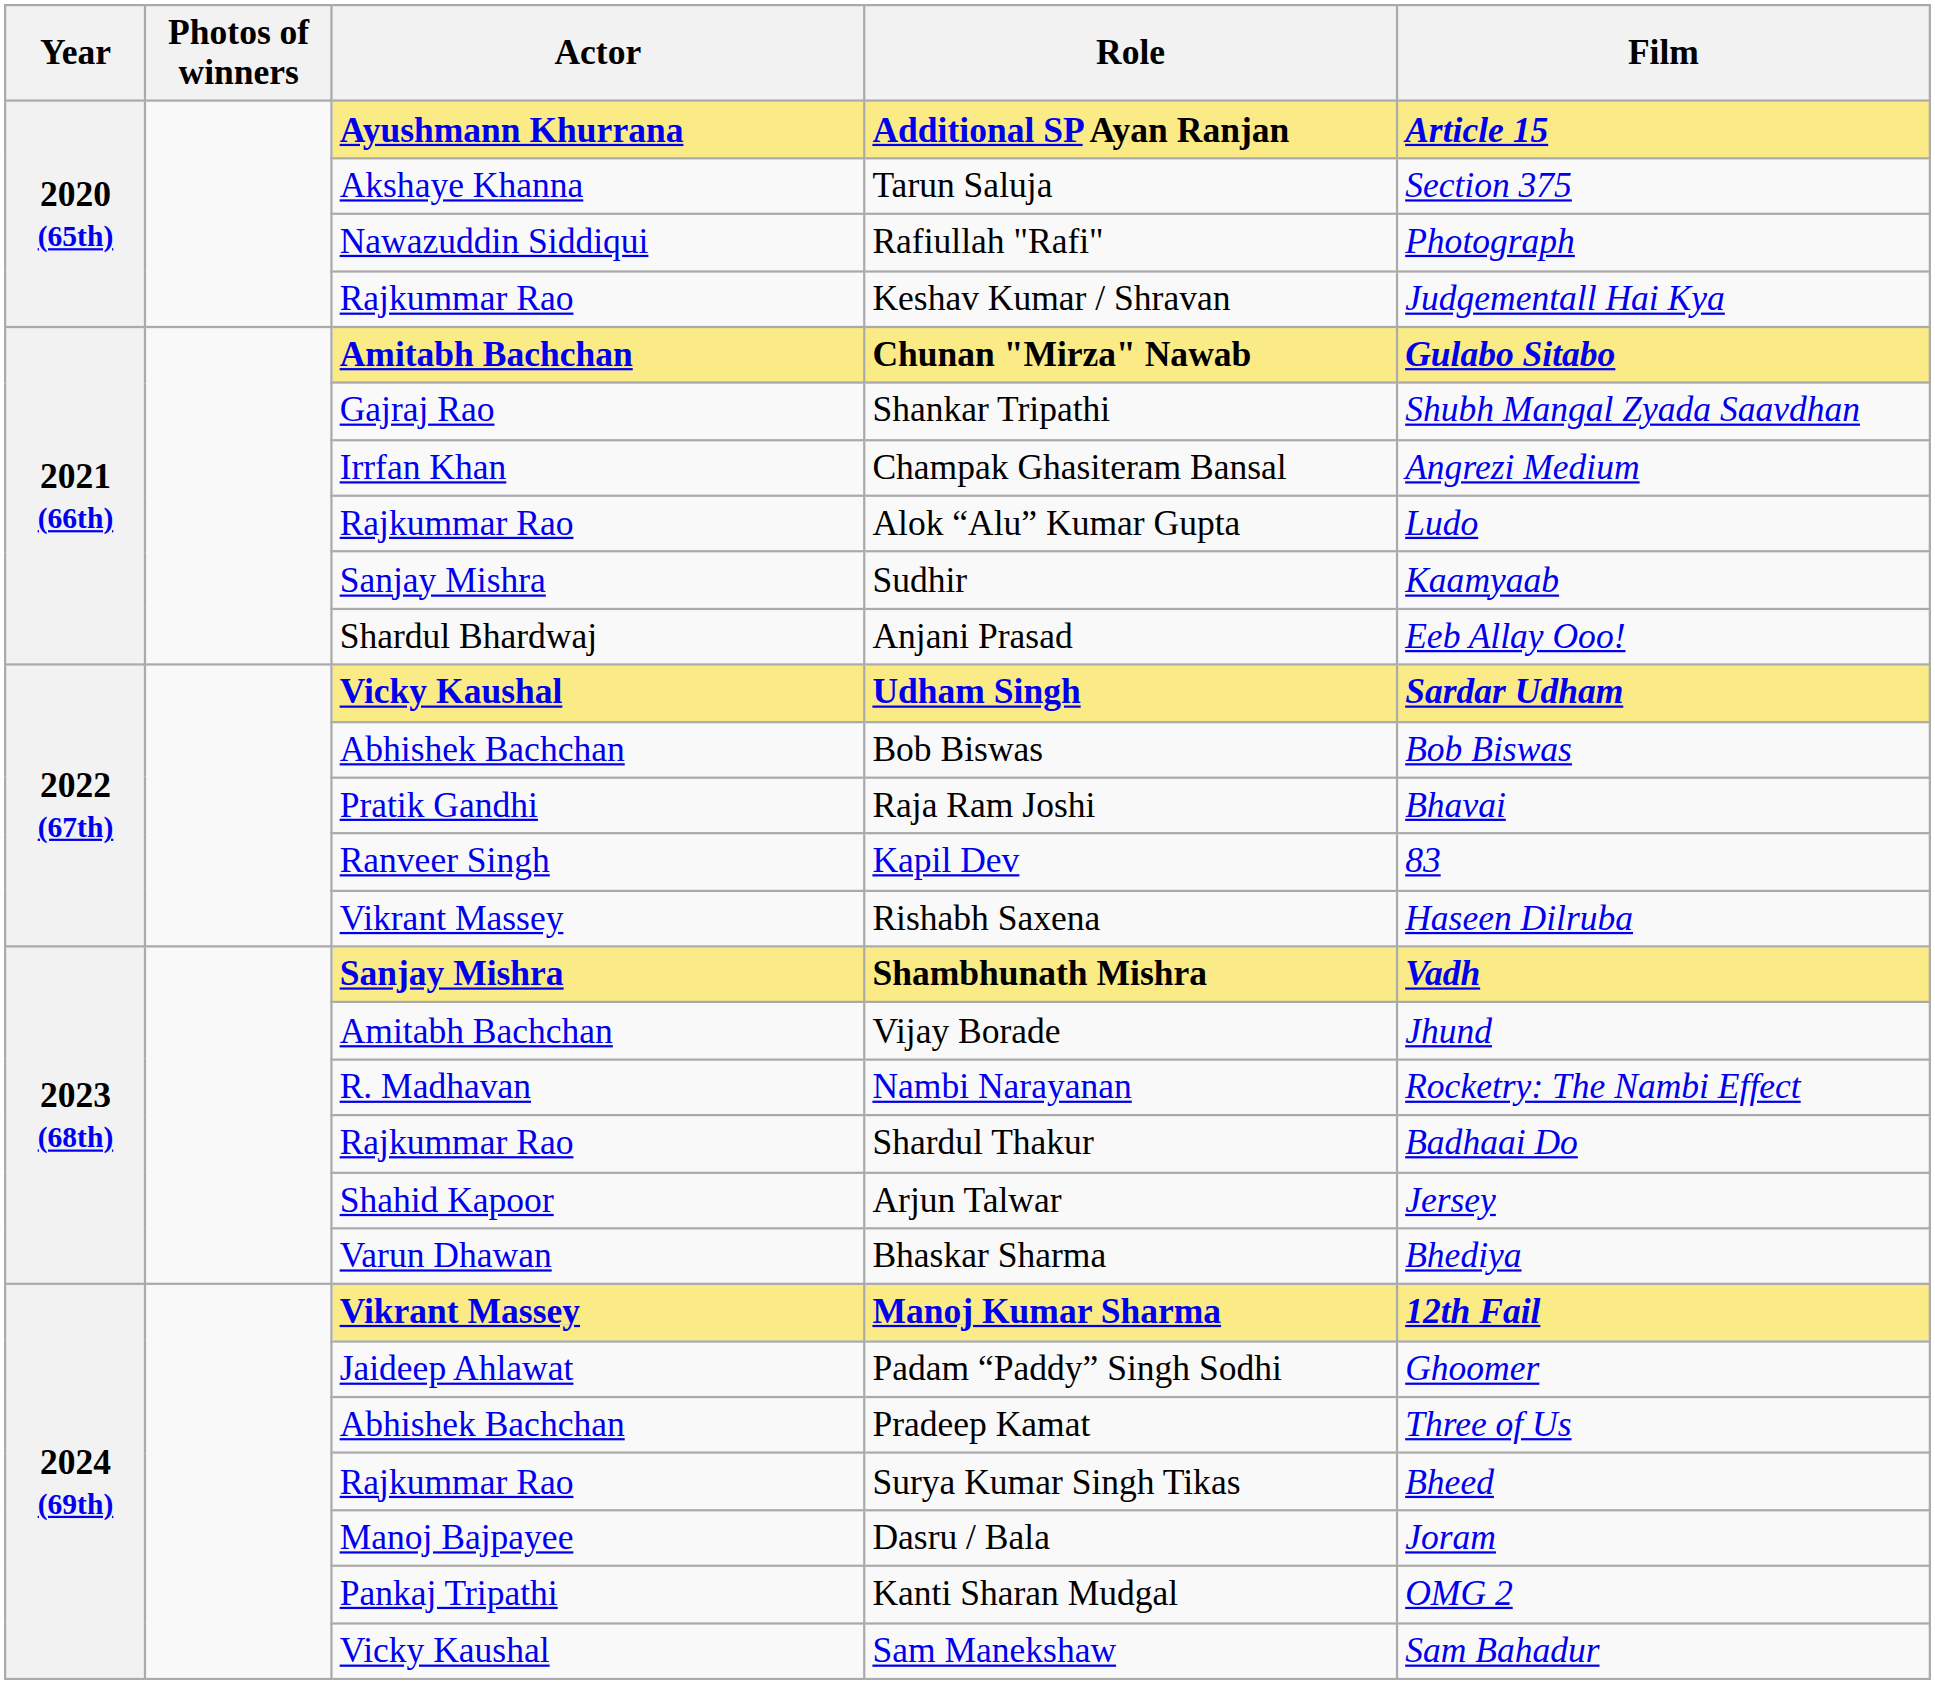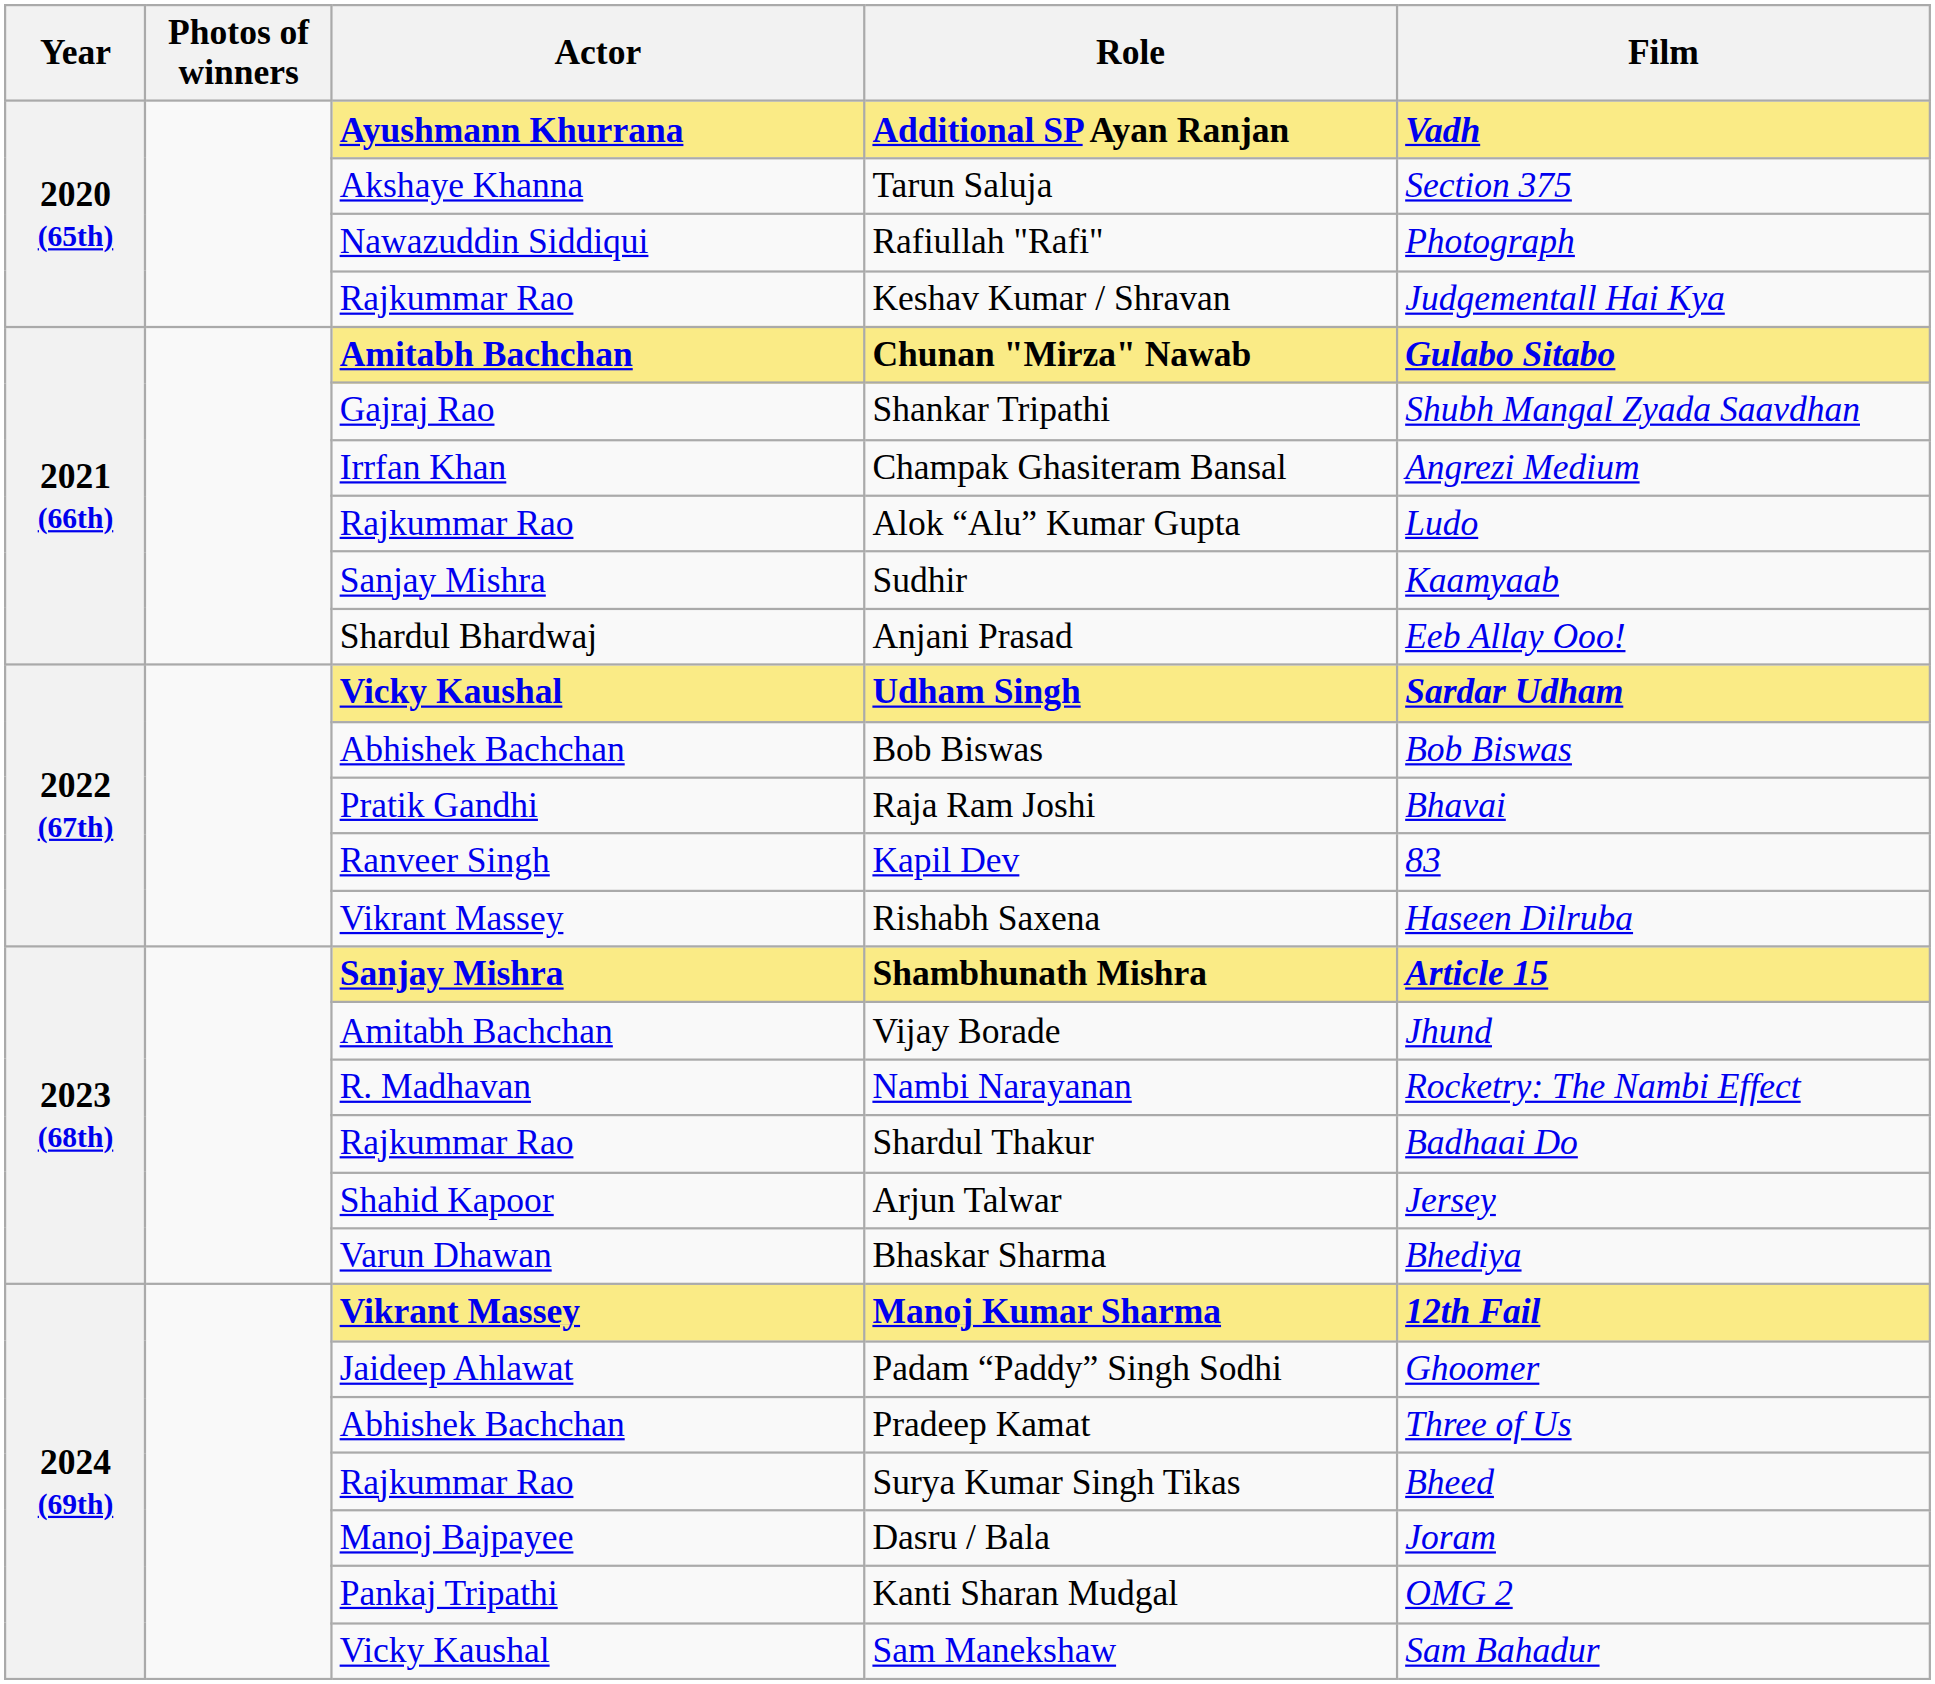(1477, 128) Article 15 -> (1443, 128) Vadh
(1443, 973) Vadh -> (1477, 973) Article 15
